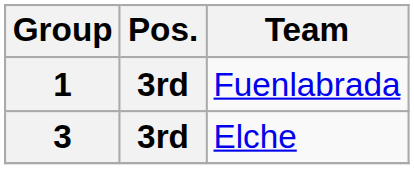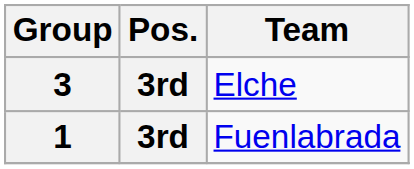rows swapped: (63, 83) <-> (63, 136)
